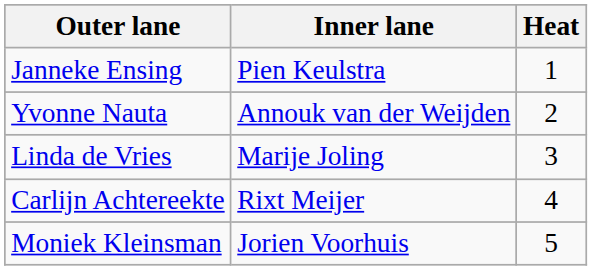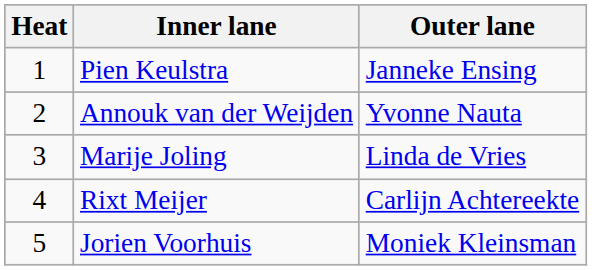columns swapped: (551, 26) <-> (118, 26)
